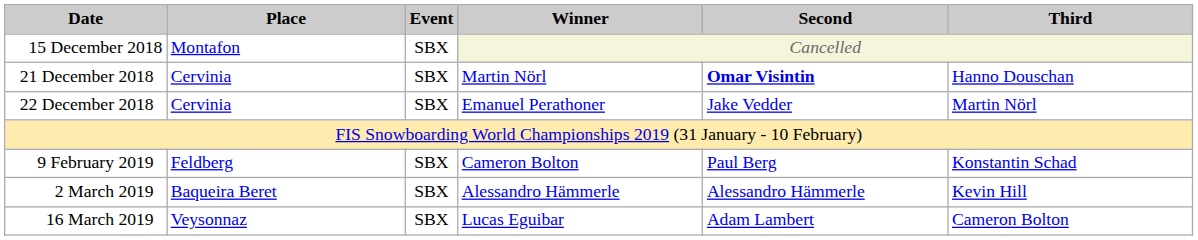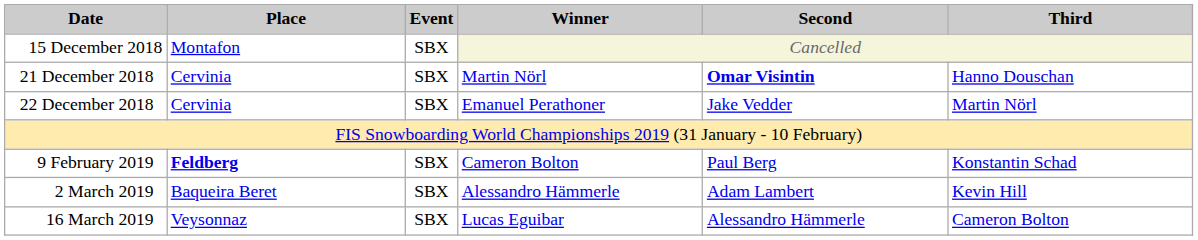(202, 162) normal -> (204, 162) bold
(786, 191) Alessandro Hämmerle -> (760, 191) Adam Lambert
(760, 220) Adam Lambert -> (786, 220) Alessandro Hämmerle
